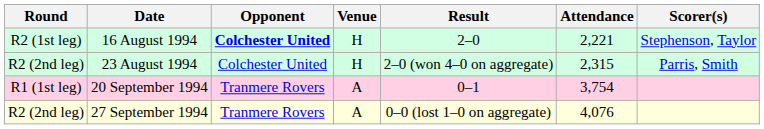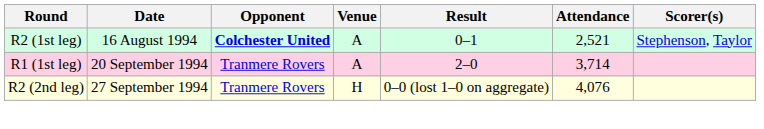(357, 40) H -> (357, 40) A
(468, 40) 2–0 -> (466, 40) 0–1
(597, 40) 2,221 -> (593, 40) 2,521
- row: (149, 64)
(468, 87) 0–1 -> (466, 64) 2–0
(597, 87) 3,754 -> (593, 64) 3,714
(357, 111) A -> (357, 87) H
